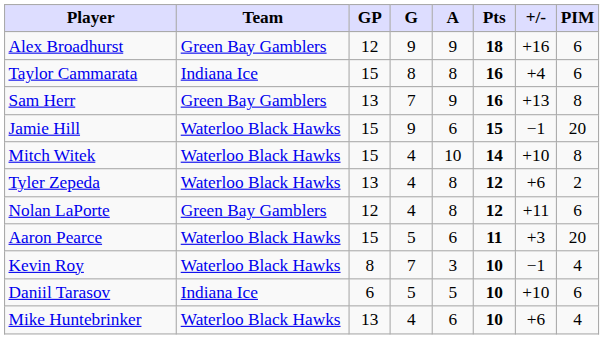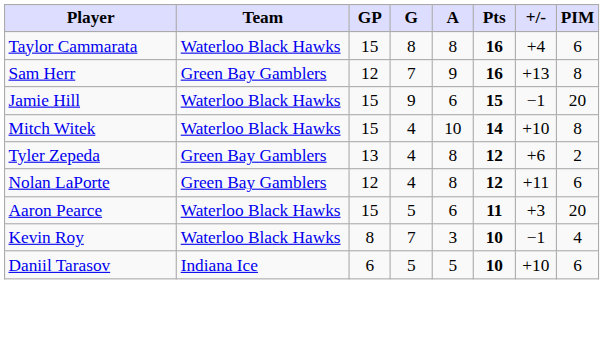- row: (66, 45)
(219, 73) Indiana Ice -> (261, 45) Waterloo Black Hawks
(370, 100) 13 -> (370, 73) 12
(261, 182) Waterloo Black Hawks -> (254, 155) Green Bay Gamblers
- row: (75, 319)
